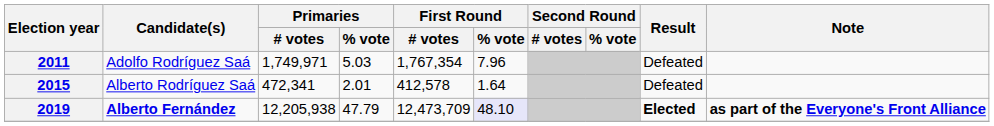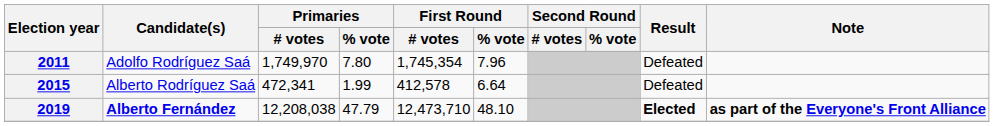(295, 62) 1,749,971 -> (295, 62) 1,749,970
(357, 62) 5.03 -> (357, 62) 7.80
(429, 62) 1,767,354 -> (429, 62) 1,745,354
(357, 86) 2.01 -> (357, 86) 1.99
(491, 86) 1.64 -> (491, 86) 6.64
(299, 109) 12,205,938 -> (299, 109) 12,208,038
(434, 109) 12,473,709 -> (434, 109) 12,473,710
(496, 109) lavender background -> (496, 109) no background
